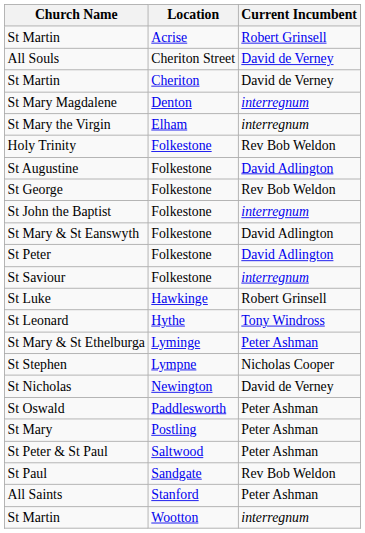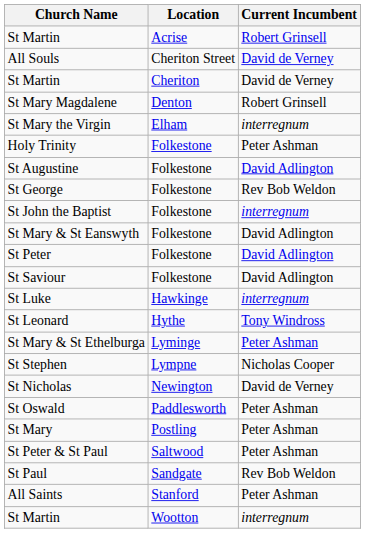(275, 102) interregnum -> (284, 102) Robert Grinsell
(288, 146) Rev Bob Weldon -> (280, 146) Peter Ashman
(275, 277) interregnum -> (287, 277) David Adlington
(284, 299) Robert Grinsell -> (275, 299) interregnum
